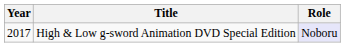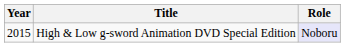(19, 32) 2017 -> (19, 32) 2015
